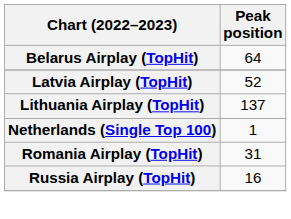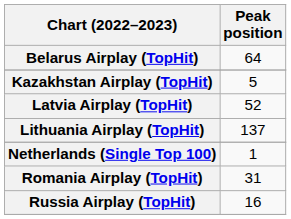+ row: (112, 81)
